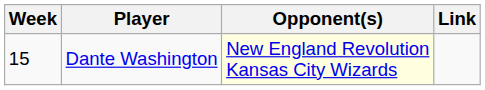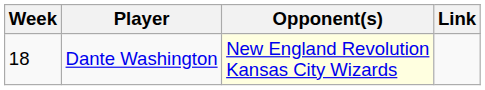(19, 59) 15 -> (19, 59) 18
